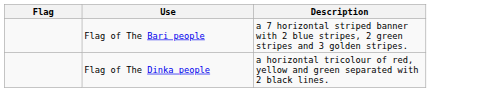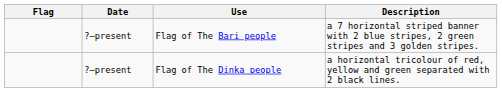+ column: (118, 11)
